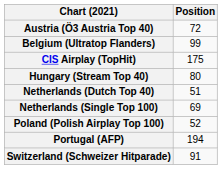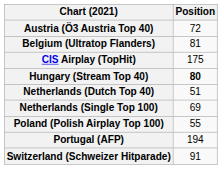(195, 44) 99 -> (195, 44) 81
(195, 76) normal -> (195, 76) bold
(195, 124) 52 -> (195, 124) 55
